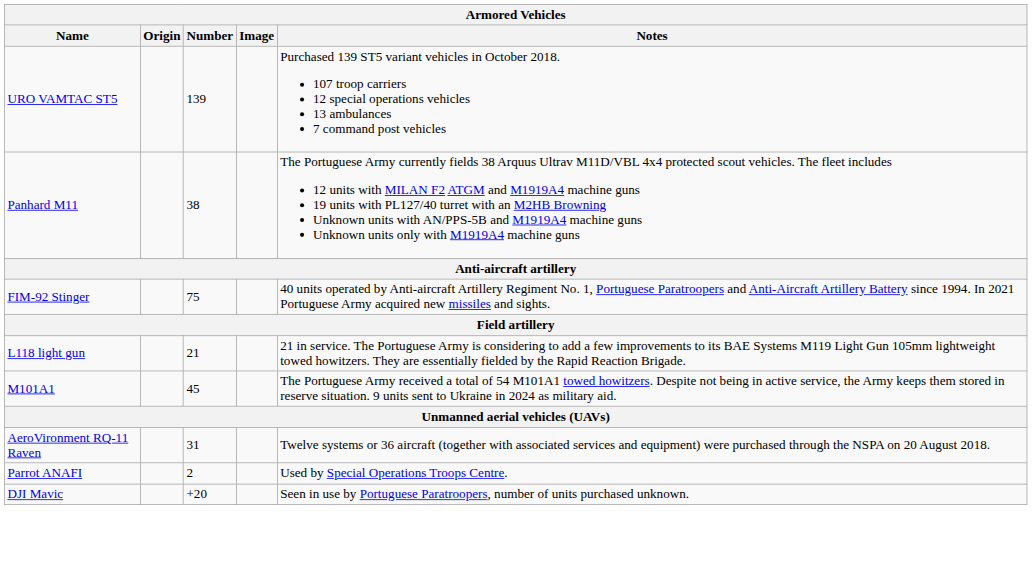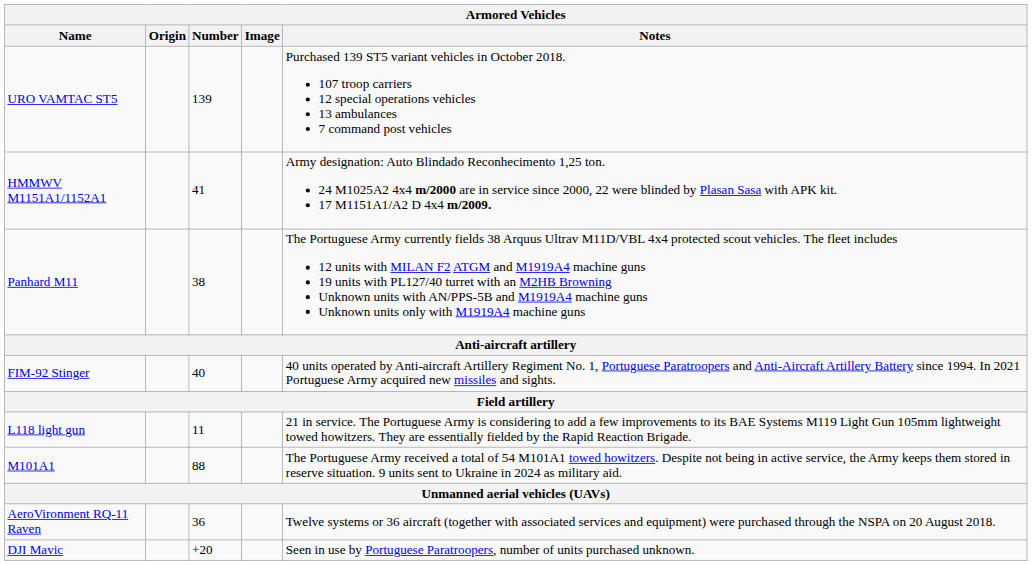+ row: (57, 190)
(193, 296) 75 -> (199, 373) 40
(193, 353) 21 -> (198, 429) 11
(193, 388) 45 -> (199, 465) 88
(193, 445) 31 -> (199, 521) 36
- row: (45, 473)
